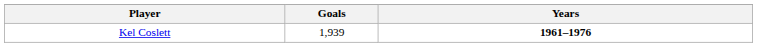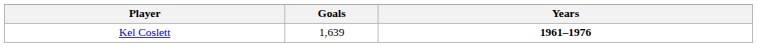(332, 33) 1,939 -> (332, 33) 1,639
